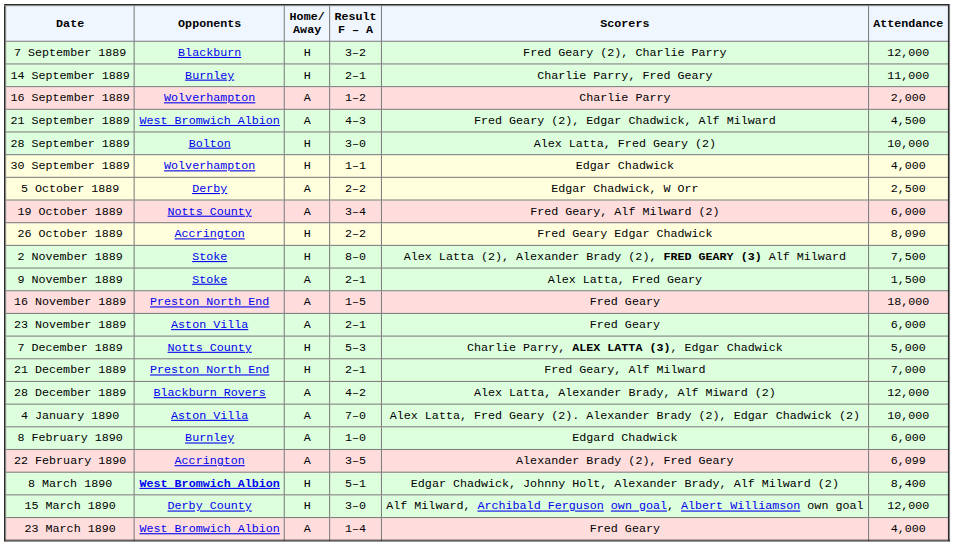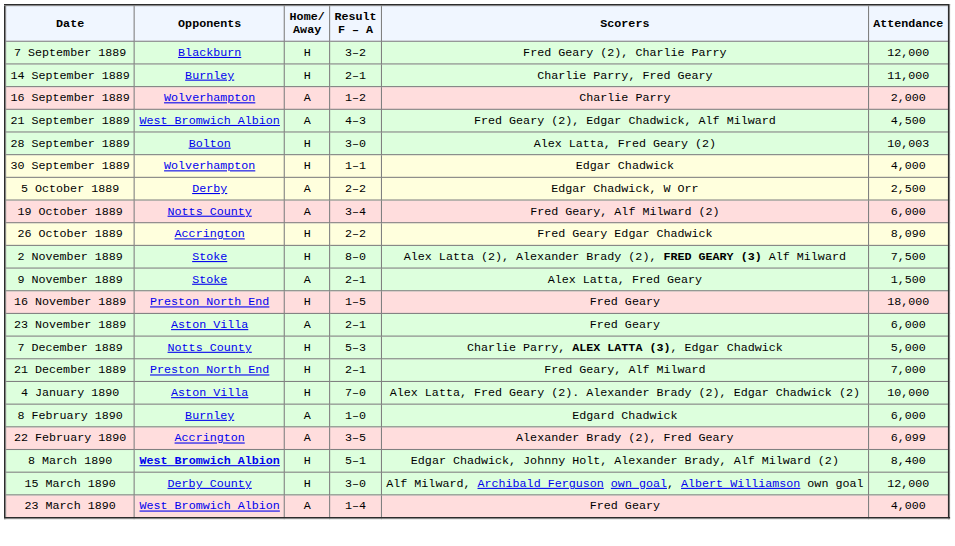(908, 143) 10,000 -> (908, 143) 10,003
(307, 302) A -> (307, 302) H
- row: (70, 393)
(307, 415) A -> (307, 393) H
